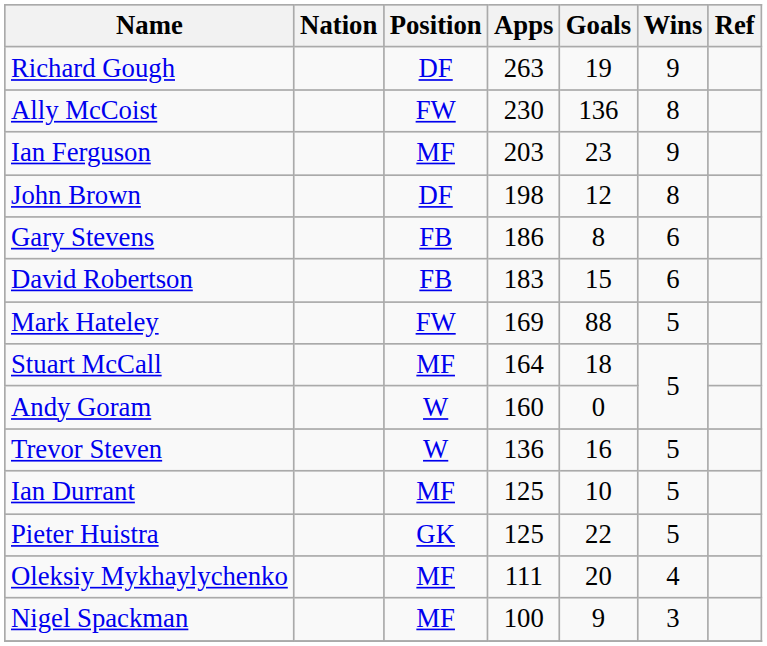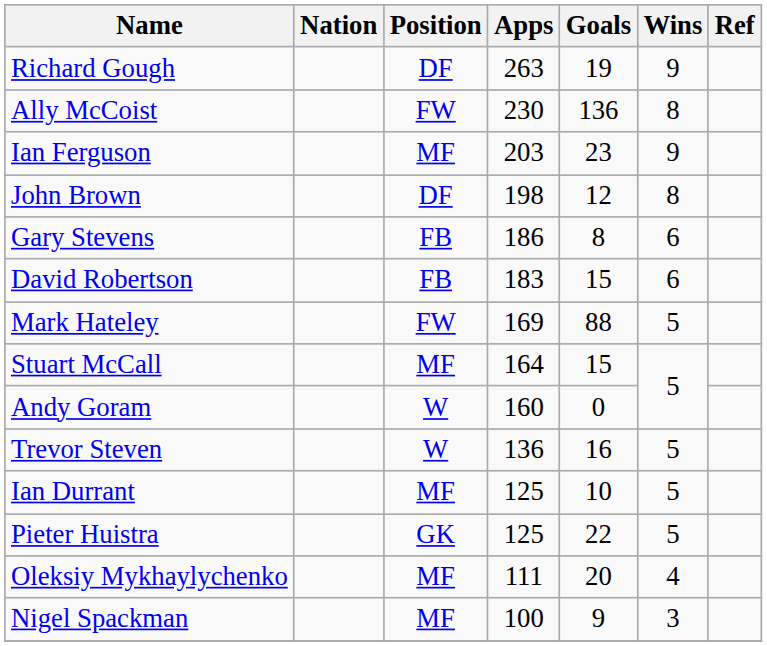(598, 364) 18 -> (598, 364) 15
